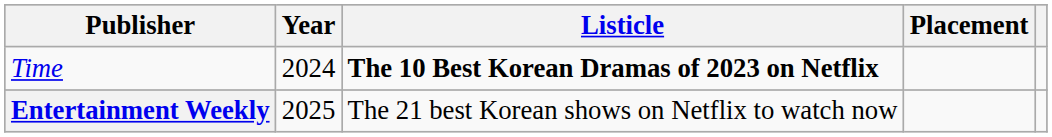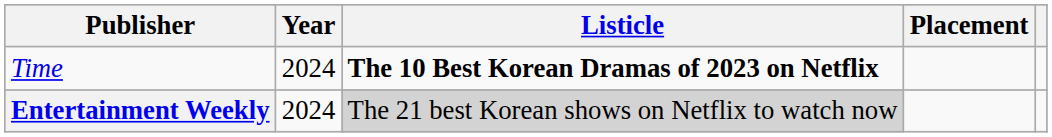(309, 110) 2025 -> (309, 110) 2024
(623, 110) no background -> (623, 110) lightgrey background
